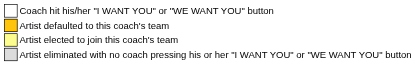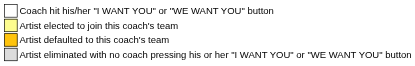rows swapped: (94, 25) <-> (99, 40)
